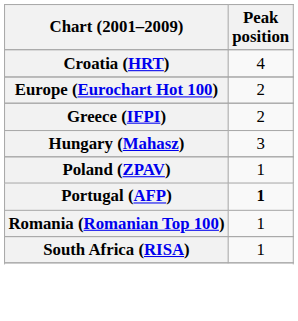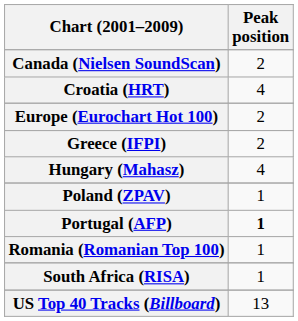+ row: (116, 63)
(261, 143) 3 -> (261, 169) 4
+ row: (116, 303)
